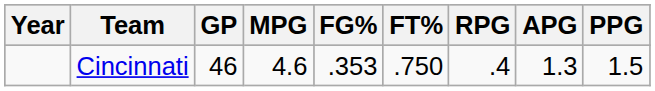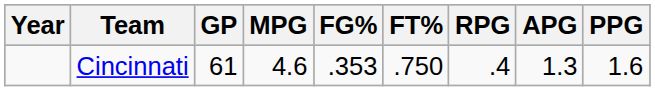(223, 66) 46 -> (223, 66) 61
(625, 66) 1.5 -> (625, 66) 1.6
